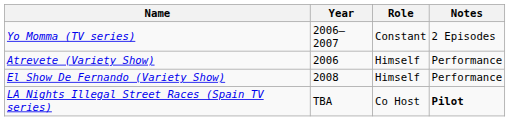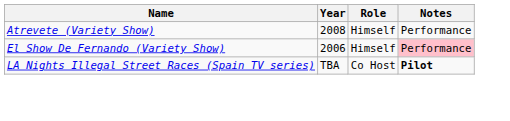- row: (71, 37)
(326, 60) 2006 -> (333, 30) 2008
(326, 78) 2008 -> (333, 48) 2006
(467, 78) no background -> (436, 48) pink background
